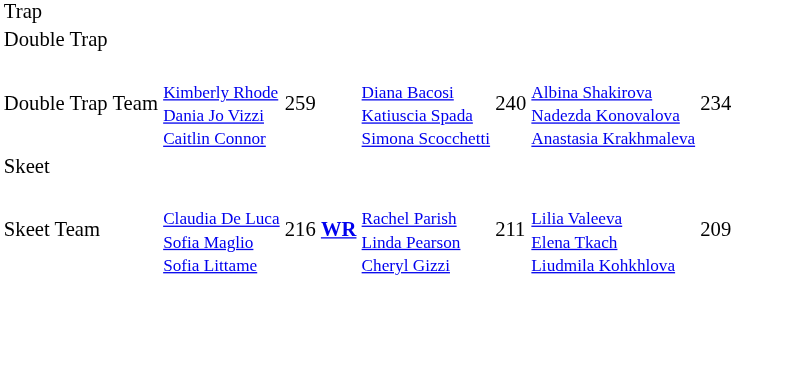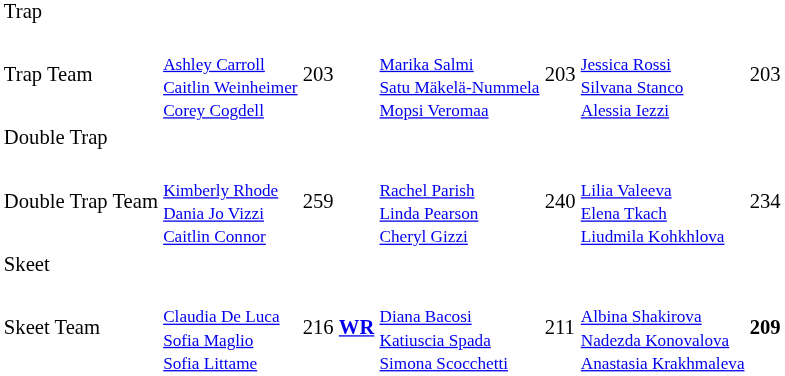+ row: (48, 74)
(426, 115) Diana Bacosi Katiuscia Spada Simona Scocchetti -> (429, 213) Rachel Parish Linda Pearson Cheryl Gizzi
(613, 115) Albina Shakirova Nadezda Konovalova Anastasia Krakhmaleva -> (653, 213) Lilia Valeeva Elena Tkach Liudmila Kohkhlova
(411, 242) Rachel Parish Linda Pearson Cheryl Gizzi -> (444, 340) Diana Bacosi Katiuscia Spada Simona Scocchetti
(603, 242) Lilia Valeeva Elena Tkach Liudmila Kohkhlova -> (663, 340) Albina Shakirova Nadezda Konovalova Anastasia Krakhmaleva
(716, 229) normal -> (765, 327) bold
